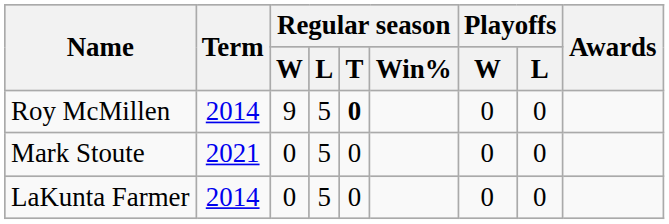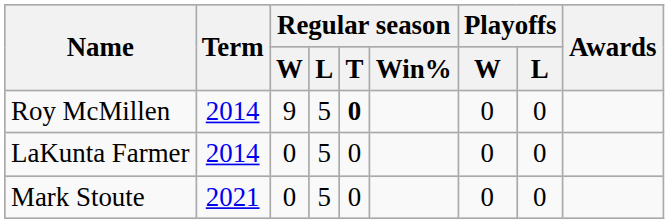rows swapped: (100, 196) <-> (78, 153)
